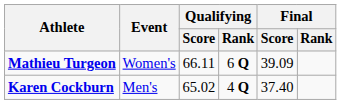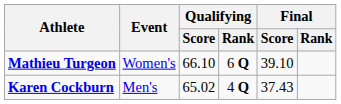(199, 63) 66.11 -> (199, 63) 66.10
(277, 63) 39.09 -> (277, 63) 39.10
(277, 87) 37.40 -> (277, 87) 37.43
